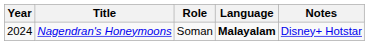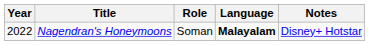(20, 31) 2024 -> (20, 31) 2022
